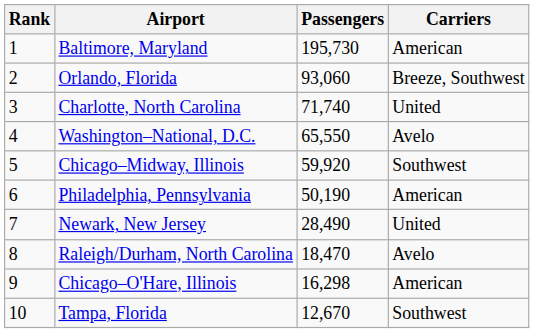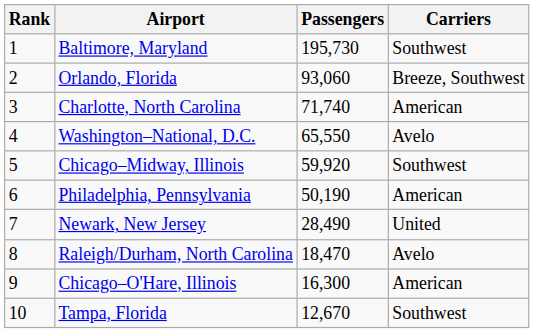(427, 48) American -> (429, 48) Southwest
(417, 107) United -> (427, 107) American
(326, 283) 16,298 -> (326, 283) 16,300
